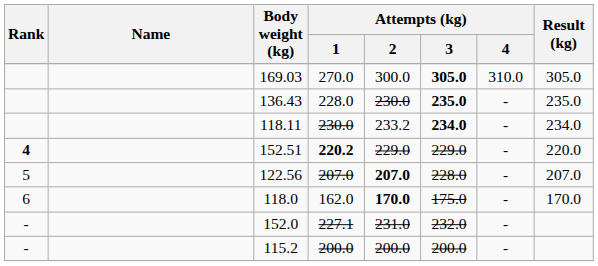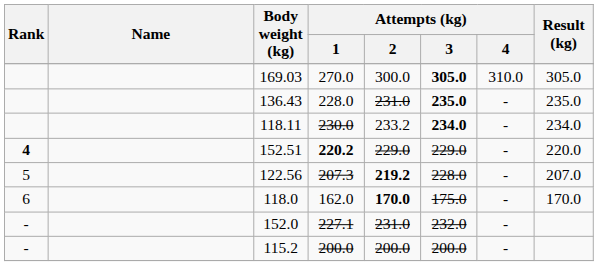(393, 100) 230.0 -> (393, 100) 231.0
(336, 174) 207.0 -> (336, 174) 207.3
(393, 174) 207.0 -> (393, 174) 219.2
